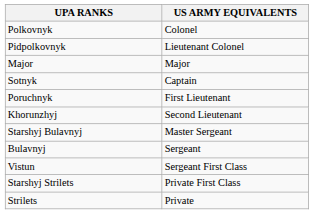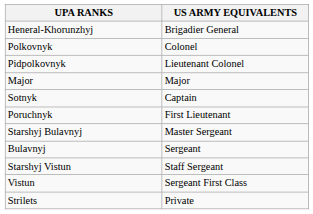+ row: (50, 29)
- row: (32, 114)
+ row: (39, 166)
- row: (41, 183)
